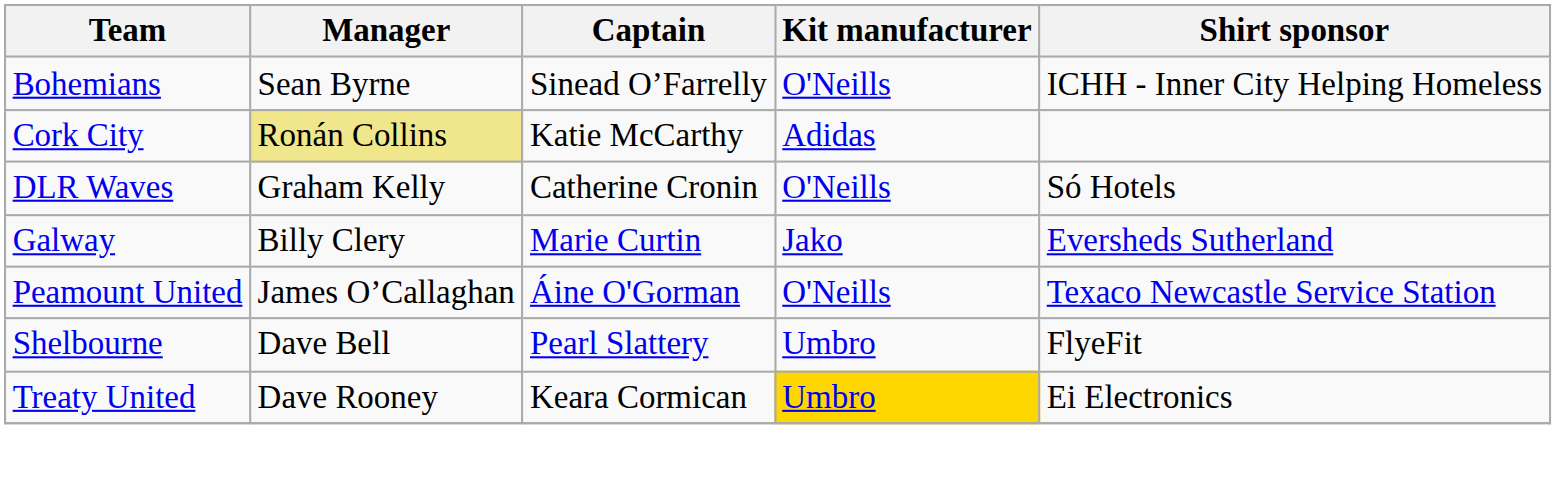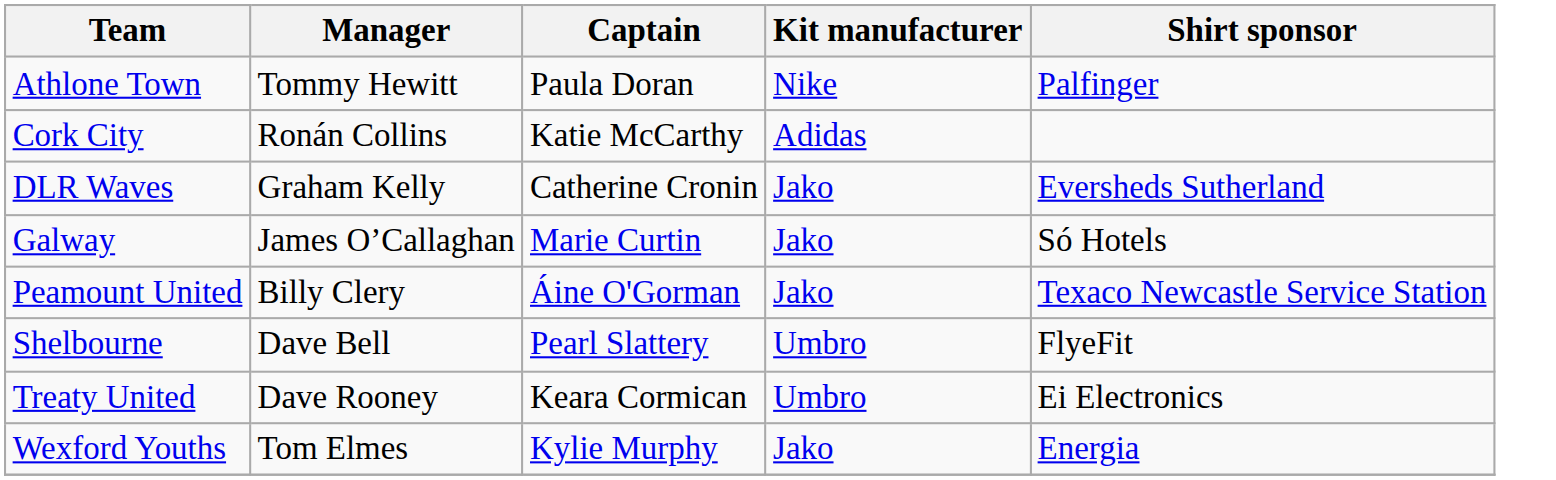+ row: (107, 82)
- row: (87, 82)
(352, 135) khaki background -> (352, 135) no background
(836, 187) O'Neills -> (803, 187) Jako
(1111, 187) Só Hotels -> (1181, 187) Eversheds Sutherland
(331, 239) Billy Clery -> (386, 239) James O’Callaghan
(1190, 239) Eversheds Sutherland -> (1102, 239) Só Hotels
(386, 291) James O’Callaghan -> (331, 291) Billy Clery
(836, 291) O'Neills -> (803, 291) Jako
(829, 396) gold background -> (820, 396) no background
+ row: (119, 448)
